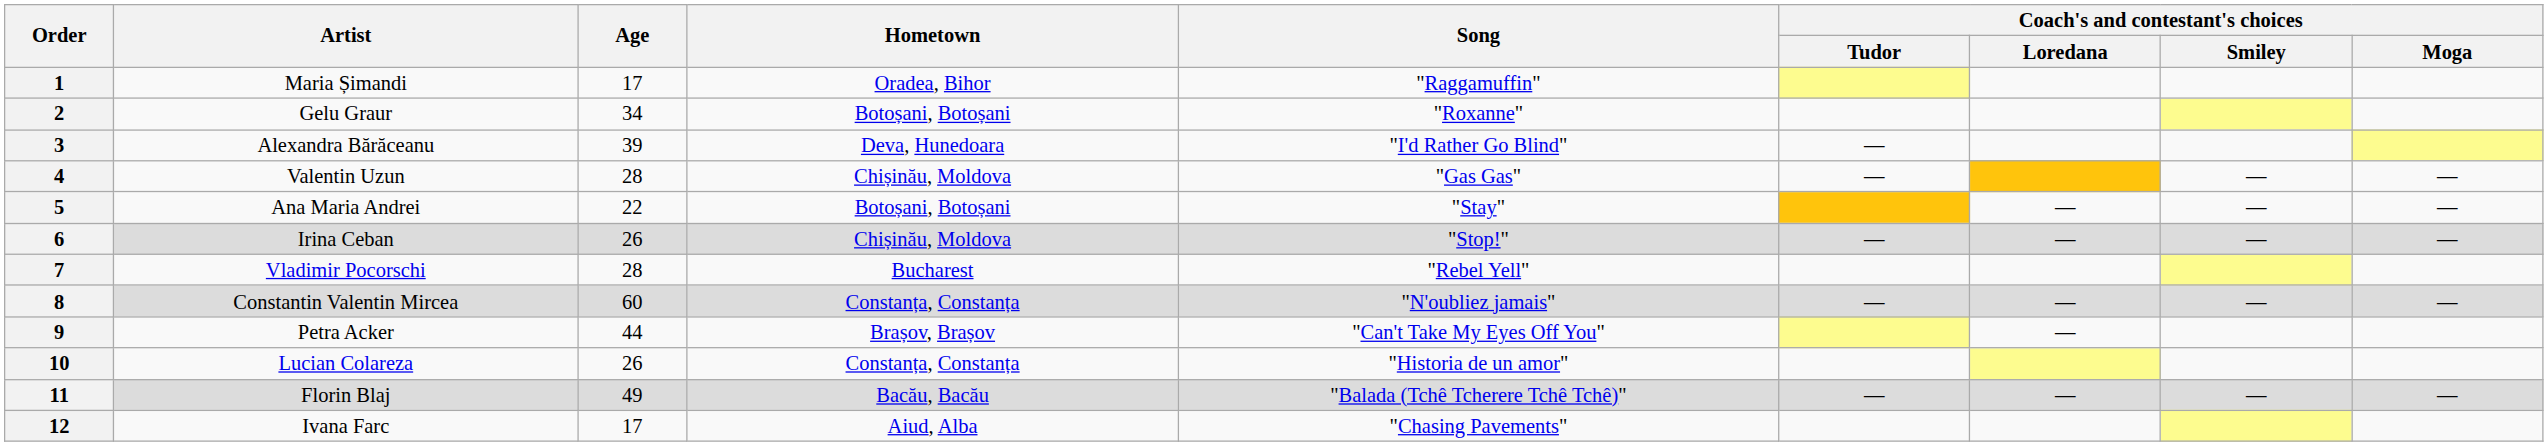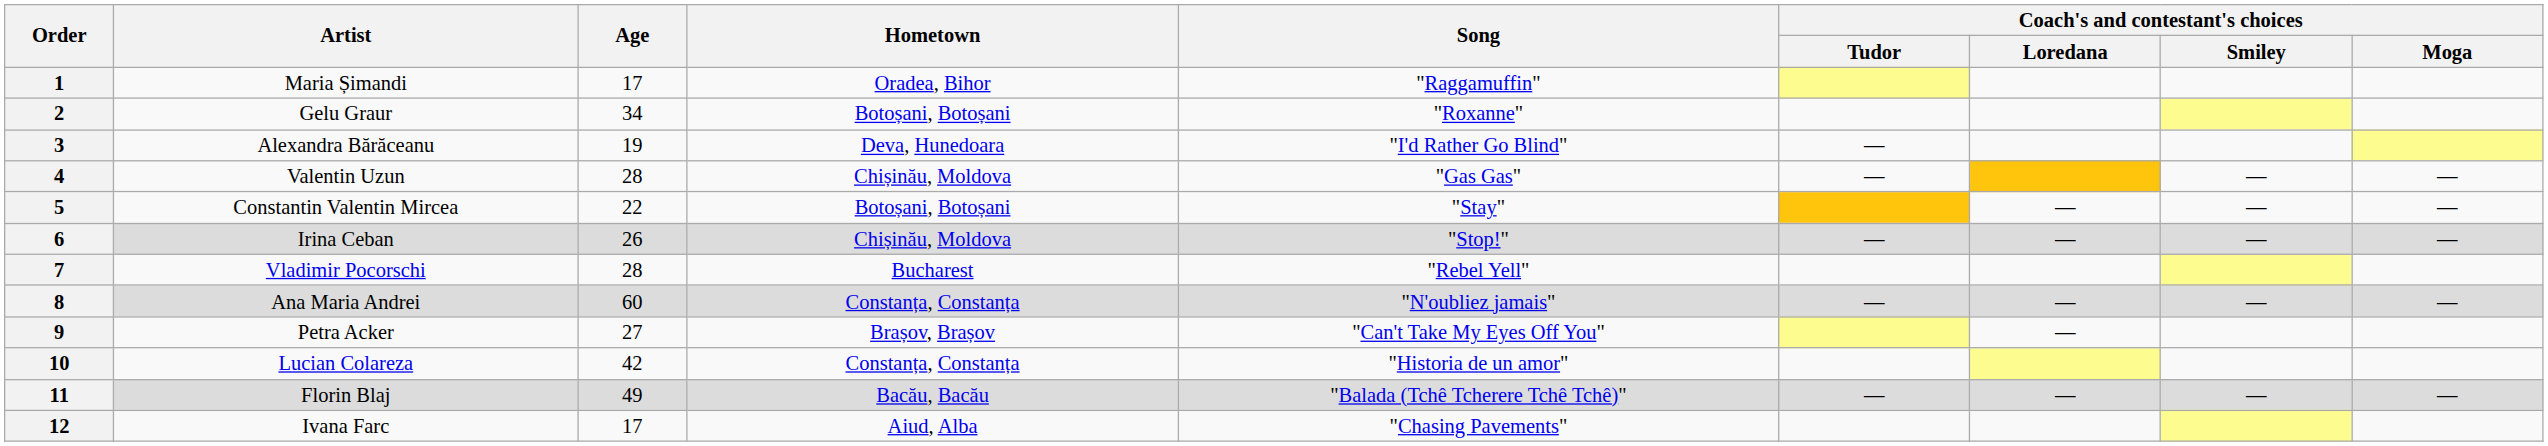(632, 145) 39 -> (632, 145) 19
(346, 207) Ana Maria Andrei -> (346, 207) Constantin Valentin Mircea
(346, 301) Constantin Valentin Mircea -> (346, 301) Ana Maria Andrei
(632, 332) 44 -> (632, 332) 27
(632, 363) 26 -> (632, 363) 42
